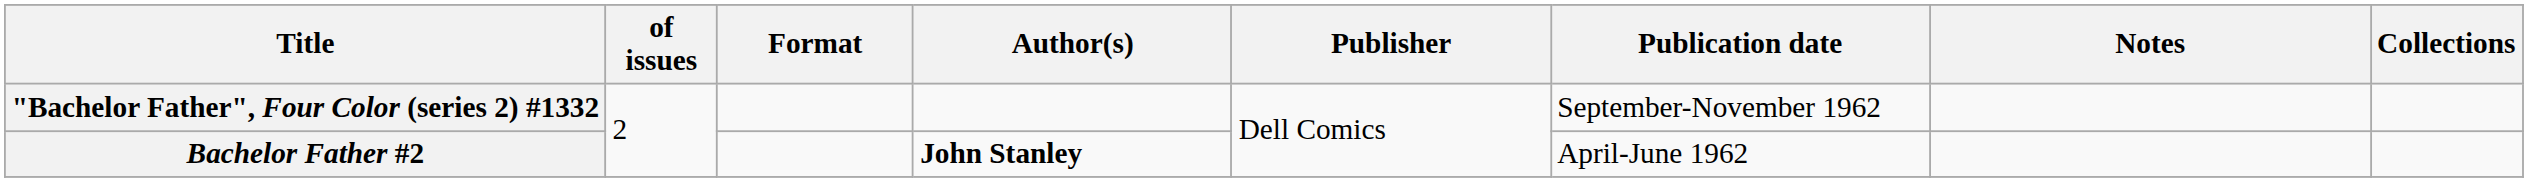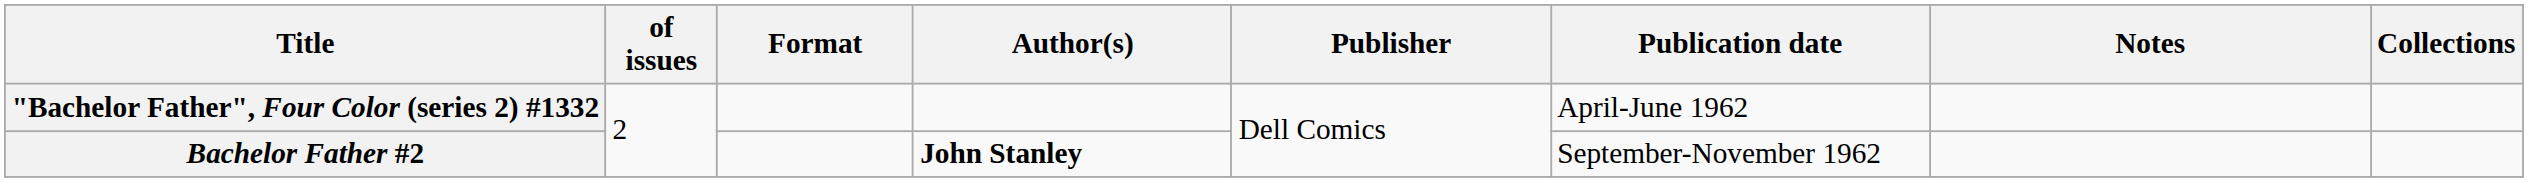(1719, 107) September-November 1962 -> (1653, 107) April-June 1962
(1653, 153) April-June 1962 -> (1719, 153) September-November 1962
